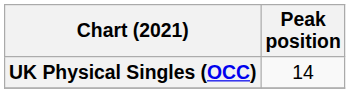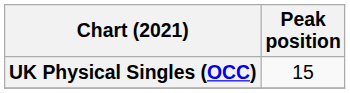(303, 72) 14 -> (303, 72) 15
